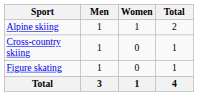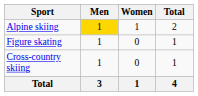(99, 27) no background -> (99, 27) gold background
rows swapped: (34, 47) <-> (34, 68)
